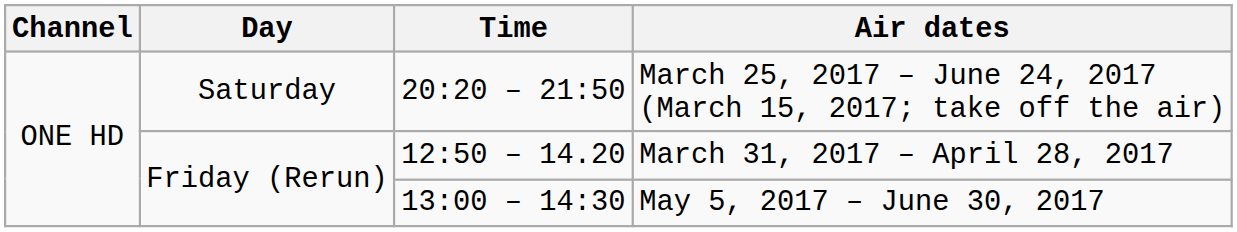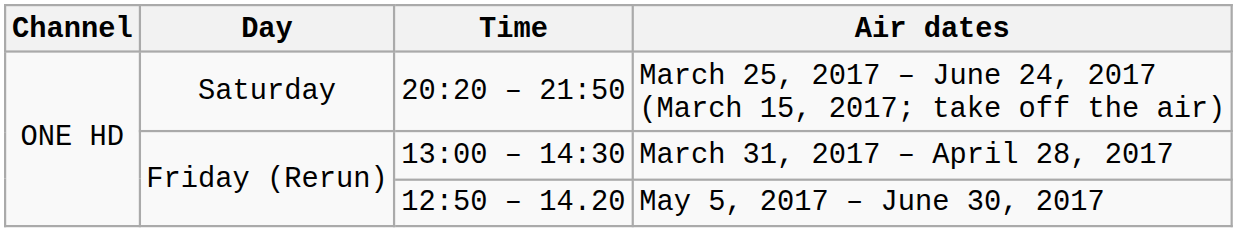(513, 155) 12:50 – 14.20 -> (513, 155) 13:00 – 14:30
(513, 202) 13:00 – 14:30 -> (513, 202) 12:50 – 14.20
